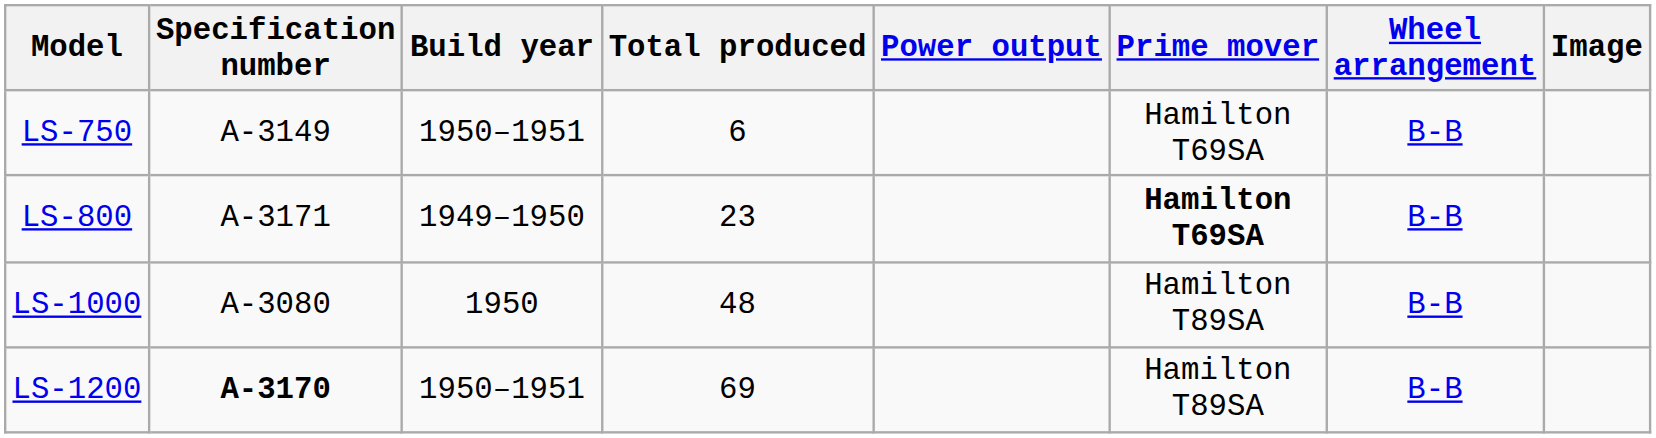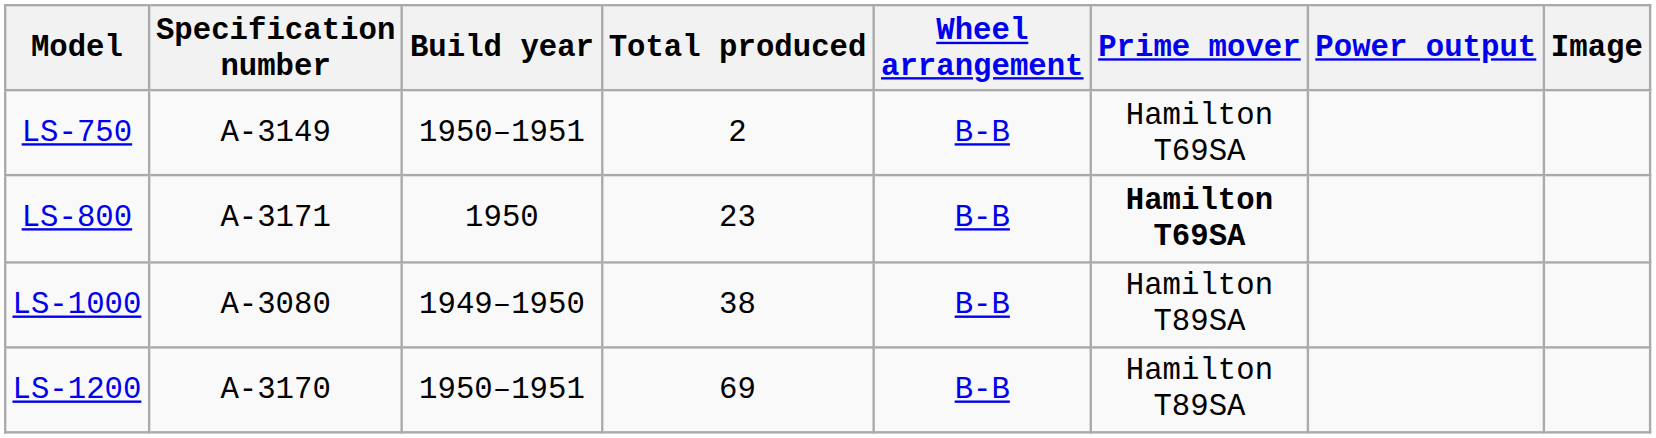columns swapped: (1435, 48) <-> (991, 48)
(738, 133) 6 -> (738, 133) 2
(502, 219) 1949–1950 -> (502, 219) 1950
(502, 304) 1950 -> (502, 304) 1949–1950
(737, 304) 48 -> (737, 304) 38
(276, 389) bold -> (276, 389) normal
